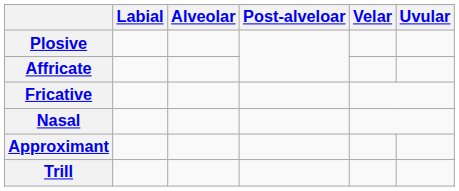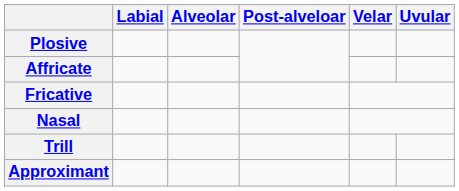rows swapped: (59, 172) <-> (59, 146)
